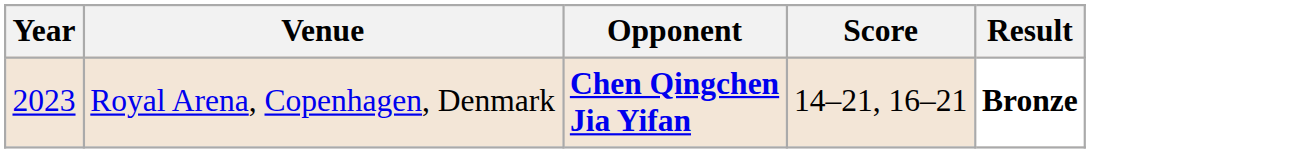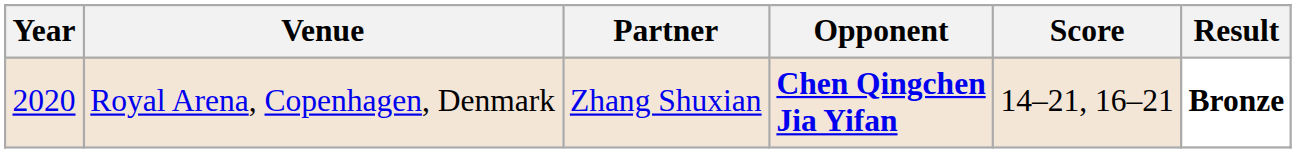+ column: (666, 30)
(44, 101) 2023 -> (44, 101) 2020
